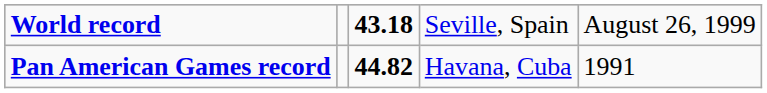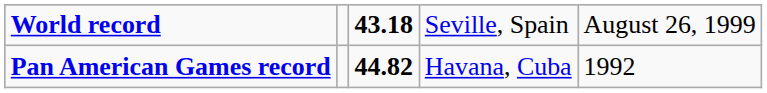(610, 66) 1991 -> (610, 66) 1992
